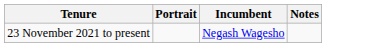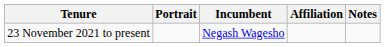+ column: (316, 14)
